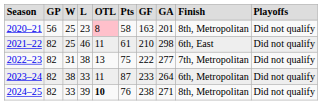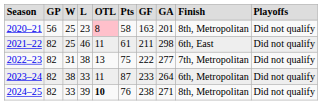(146, 44) 210 -> (146, 44) 211
